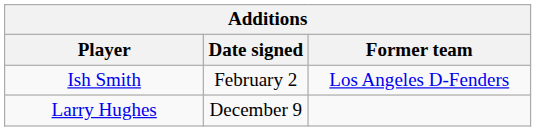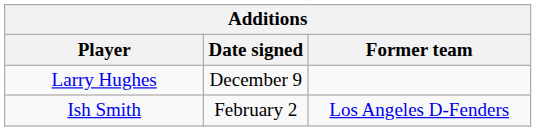rows swapped: (104, 110) <-> (104, 79)
